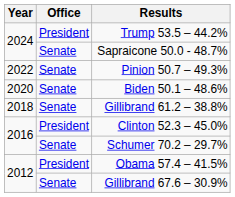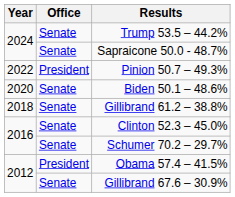(64, 32) President -> (58, 32) Senate
(58, 70) Senate -> (64, 70) President
(64, 126) President -> (58, 126) Senate
